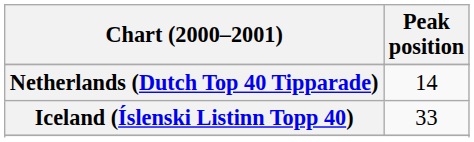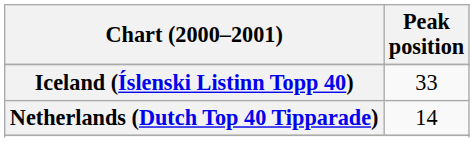rows swapped: (194, 117) <-> (194, 82)
